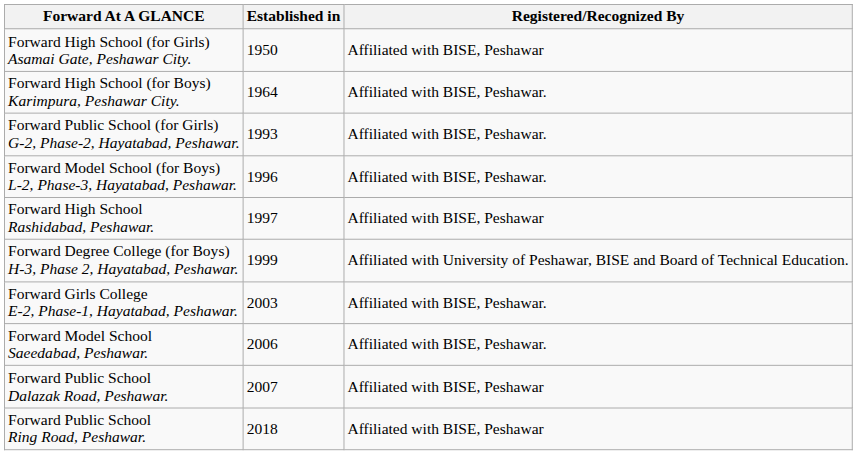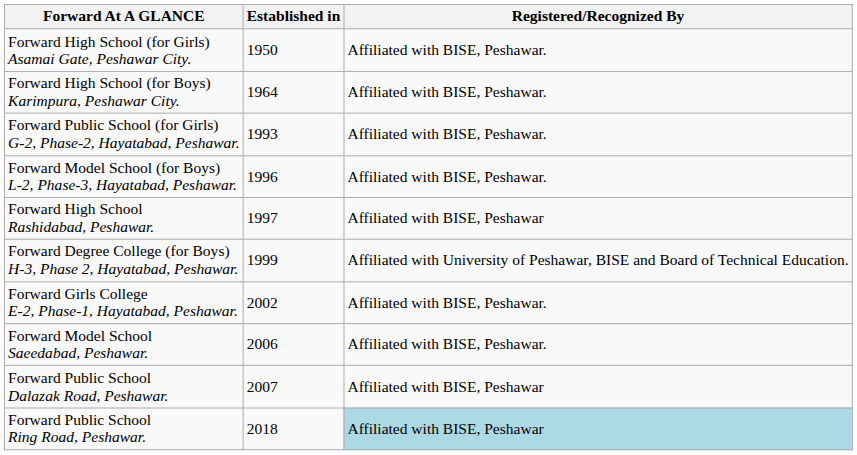(446, 50) Affiliated with BISE, Peshawar -> (447, 50) Affiliated with BISE, Peshawar.
(262, 302) 2003 -> (262, 302) 2002
(446, 428) no background -> (446, 428) lightblue background
